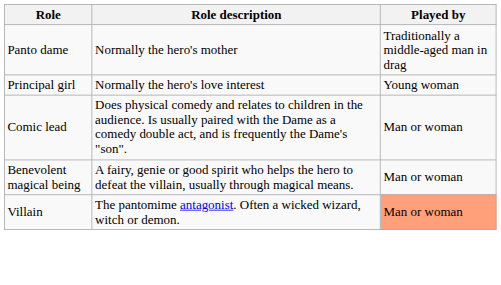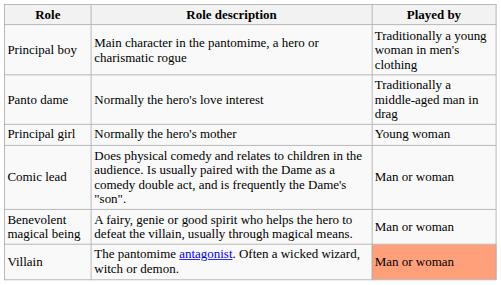+ row: (42, 49)
(166, 49) Normally the hero's mother -> (179, 99) Normally the hero's love interest
(180, 85) Normally the hero's love interest -> (165, 134) Normally the hero's mother
